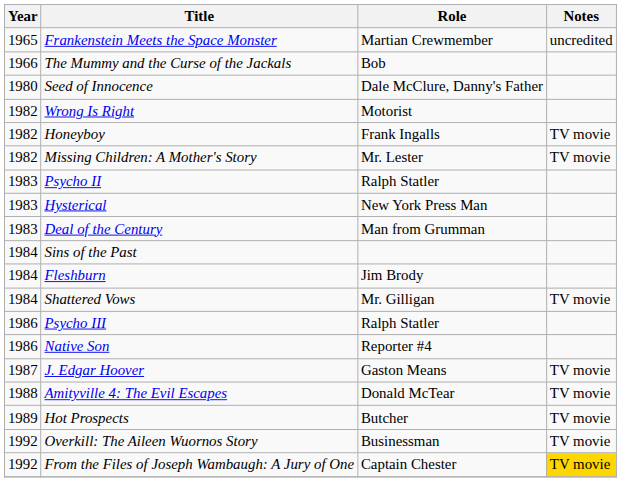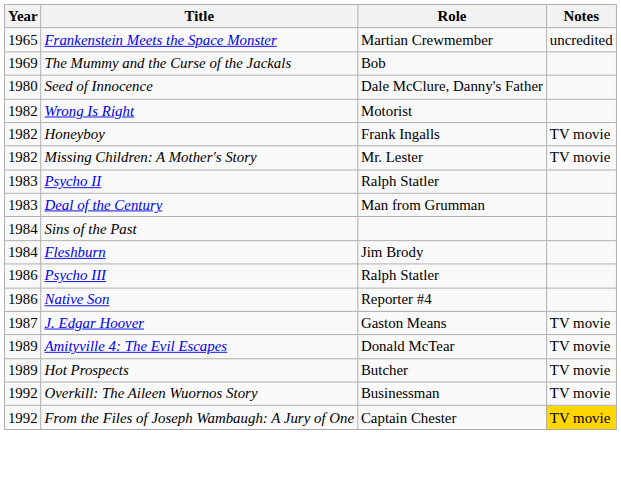(23, 63) 1966 -> (23, 63) 1969
- row: (76, 205)
- row: (90, 299)
(23, 393) 1988 -> (23, 346) 1989
